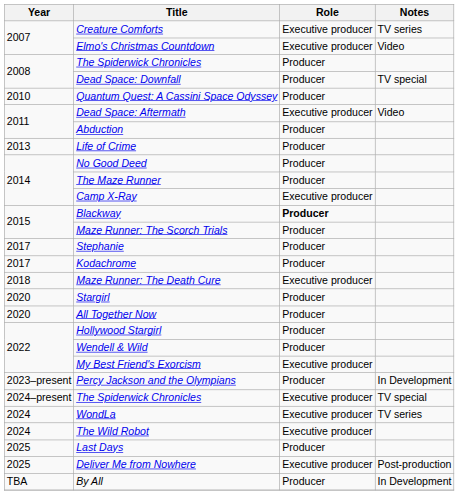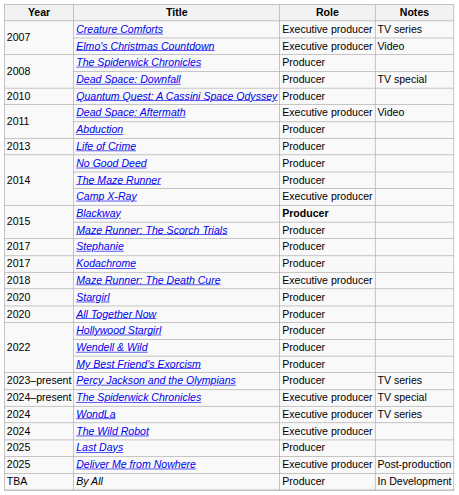(327, 364) Executive producer -> (304, 364) Producer
(414, 381) In Development -> (400, 381) TV series
